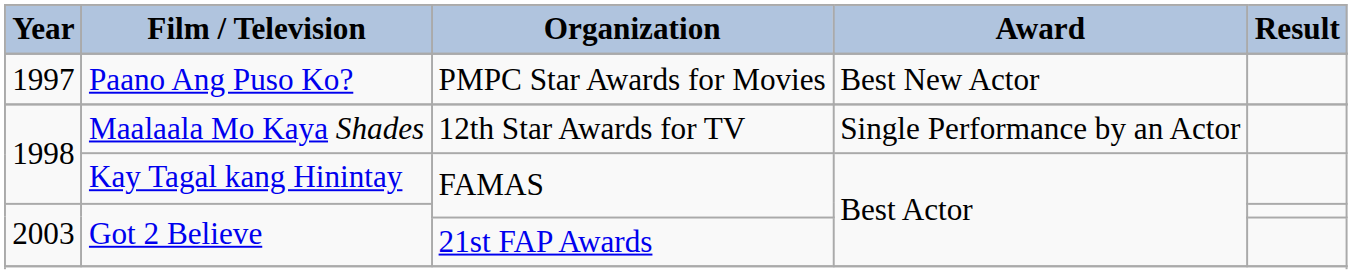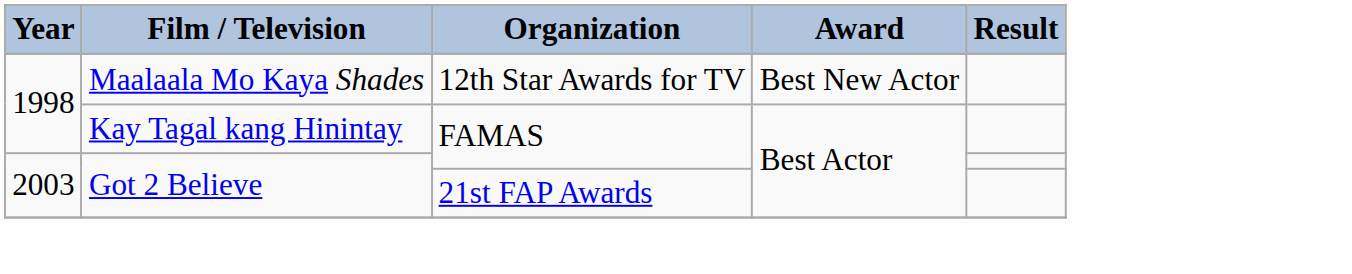- row: (221, 78)
(1040, 128) Single Performance by an Actor -> (859, 78) Best New Actor
